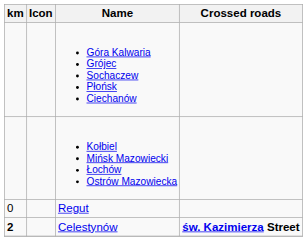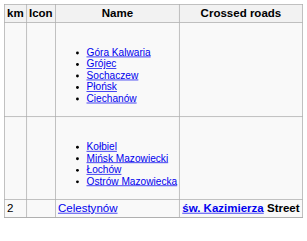- row: (73, 208)
(10, 226) bold -> (10, 208) normal
